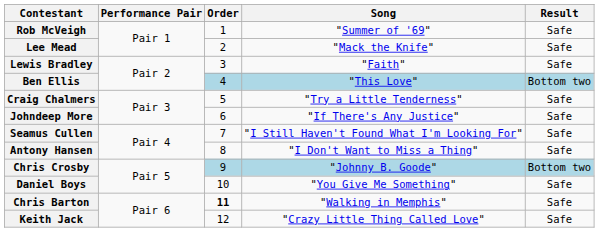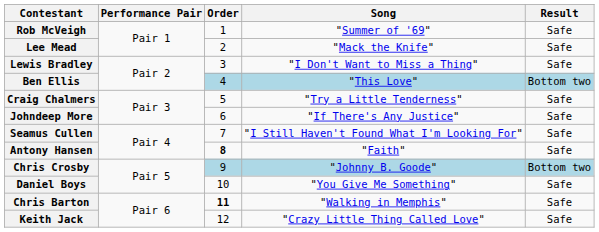(383, 64) "Faith" -> (383, 64) "I Don't Want to Miss a Thing"
(223, 150) normal -> (223, 150) bold
(383, 150) "I Don't Want to Miss a Thing" -> (383, 150) "Faith"
